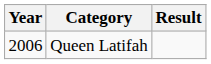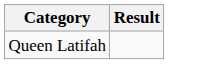- column: (25, 17)
